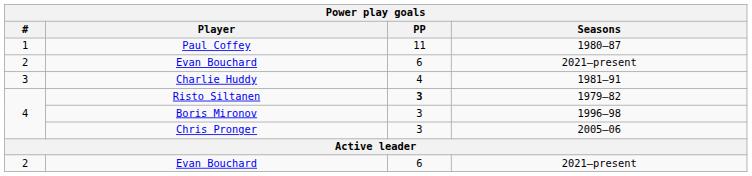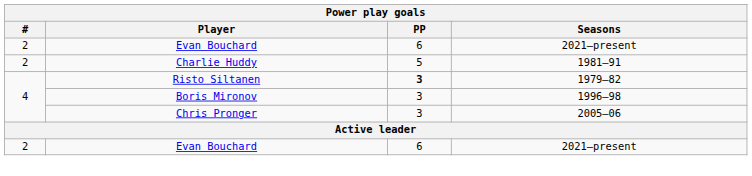- row: (217, 47)
(25, 80) 3 -> (25, 63) 2
(419, 80) 4 -> (419, 63) 5
